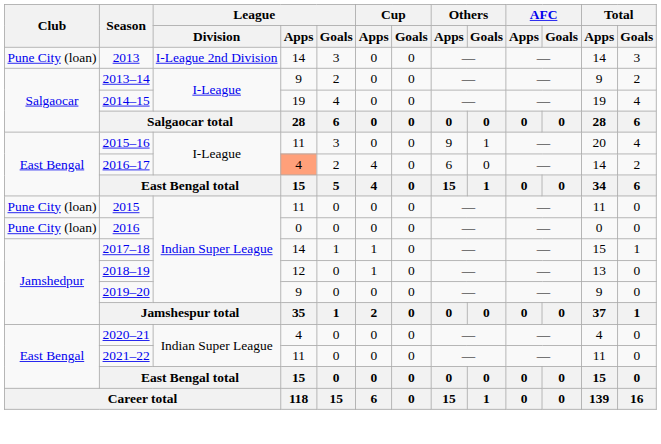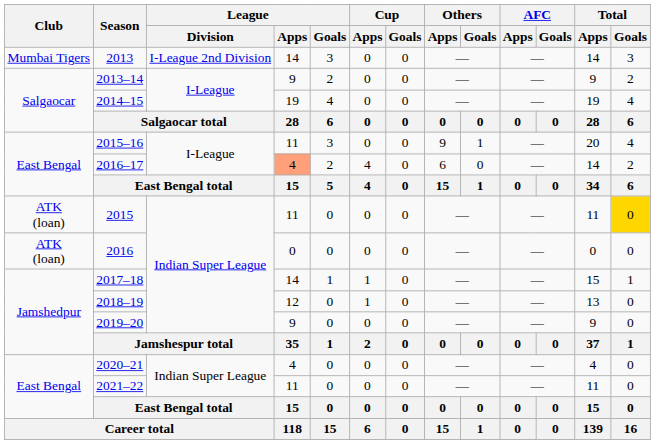(52, 57) Pune City (loan) -> (49, 57) Mumbai Tigers
(52, 206) Pune City (loan) -> (49, 214) ATK (loan)
(637, 206) no background -> (630, 214) gold background
(52, 228) Pune City (loan) -> (49, 250) ATK (loan)
